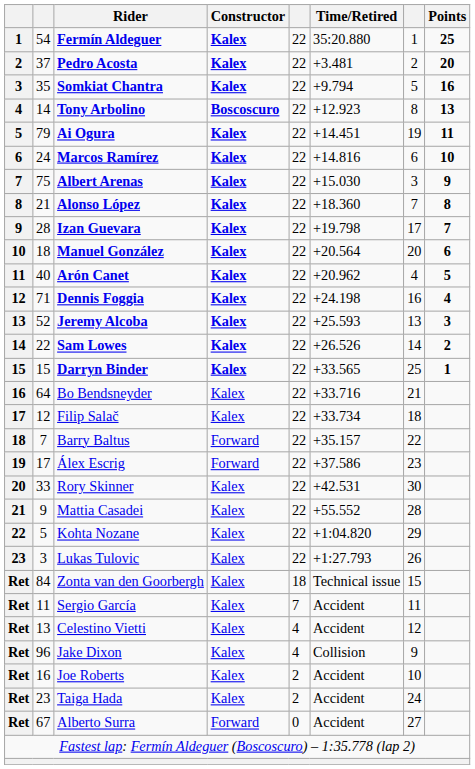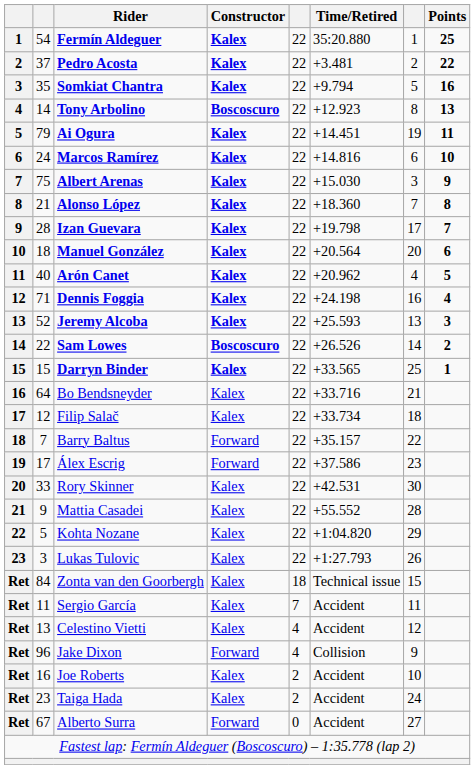(447, 62) 20 -> (447, 62) 22
(229, 345) Kalex -> (245, 345) Boscoscuro
(228, 651) Kalex -> (235, 651) Forward
